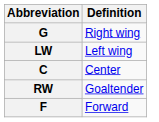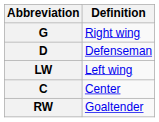+ row: (43, 51)
- row: (43, 107)
